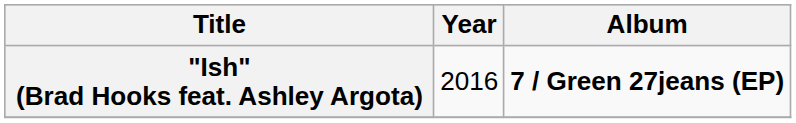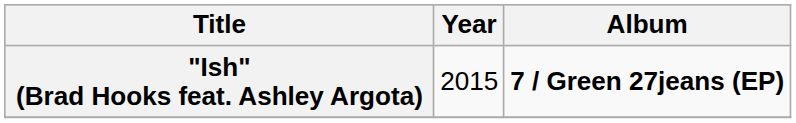(469, 81) 2016 -> (469, 81) 2015
